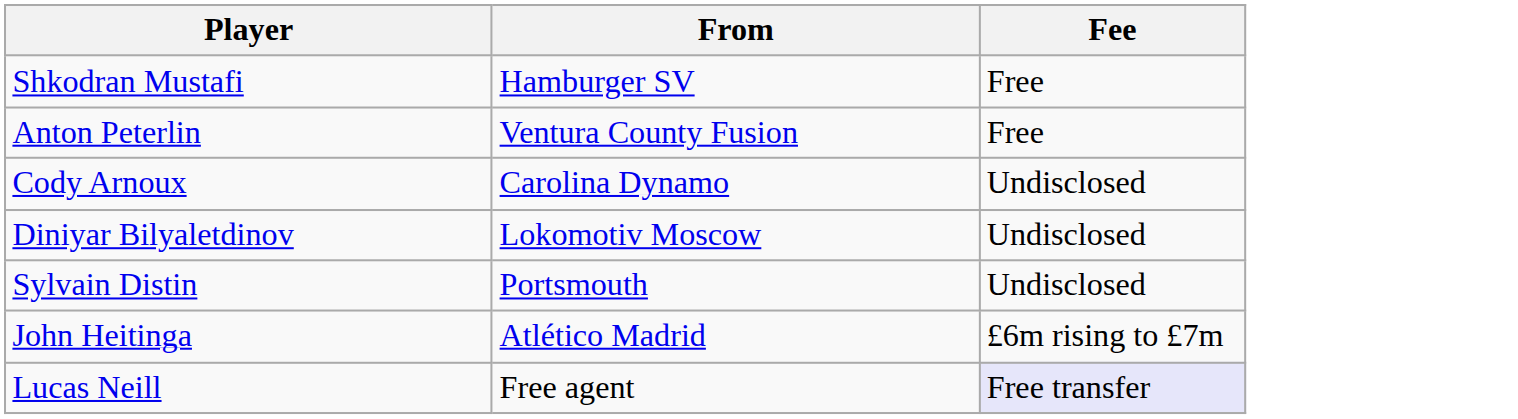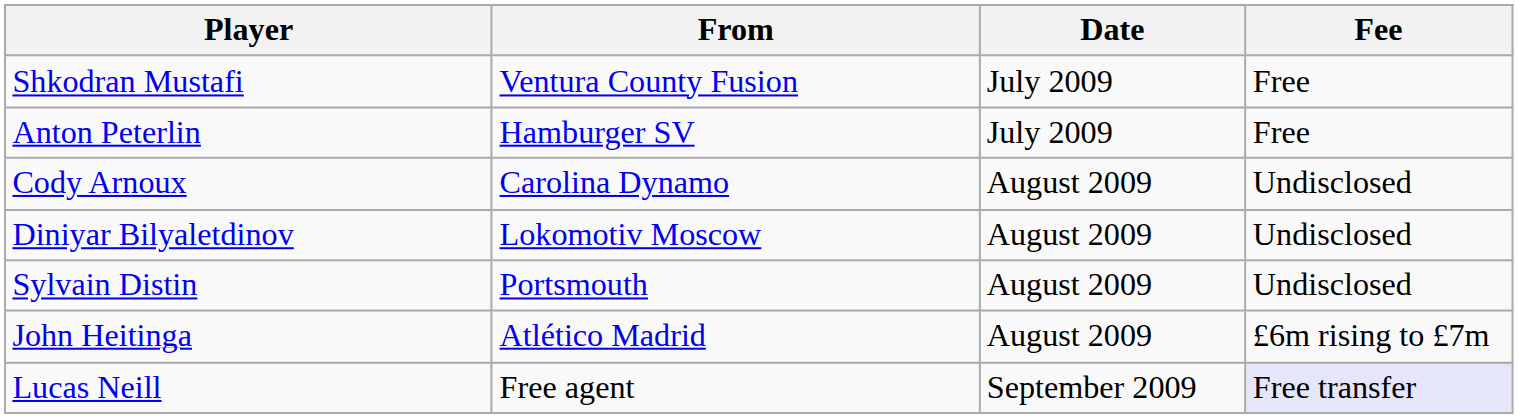+ column: (1112, 30)
(597, 81) Hamburger SV -> (649, 81) Ventura County Fusion
(649, 132) Ventura County Fusion -> (597, 132) Hamburger SV
